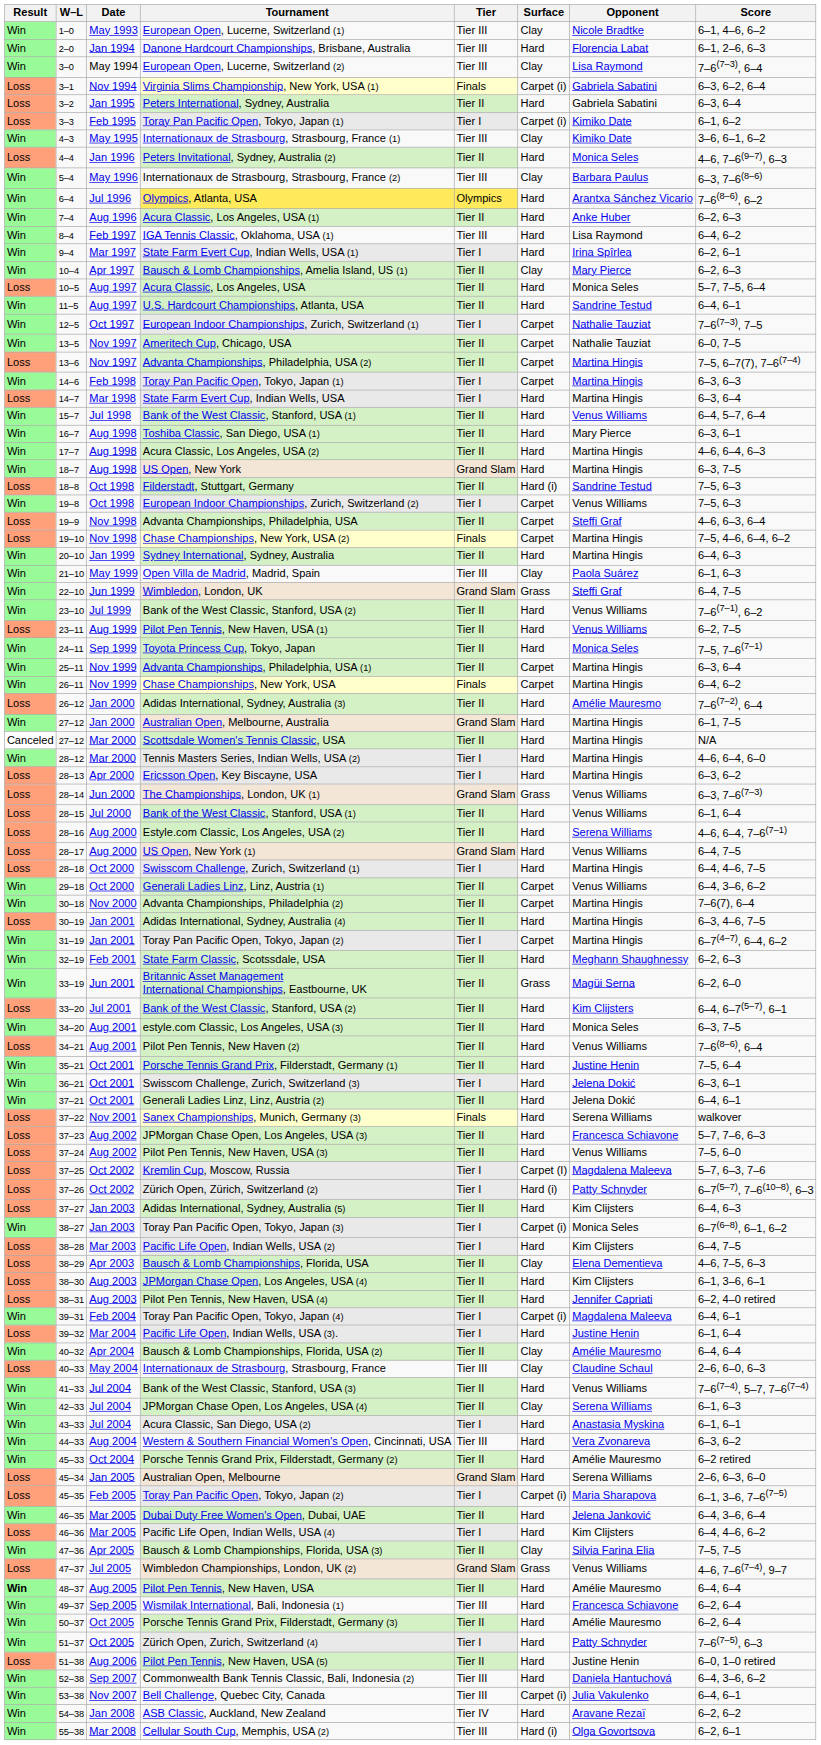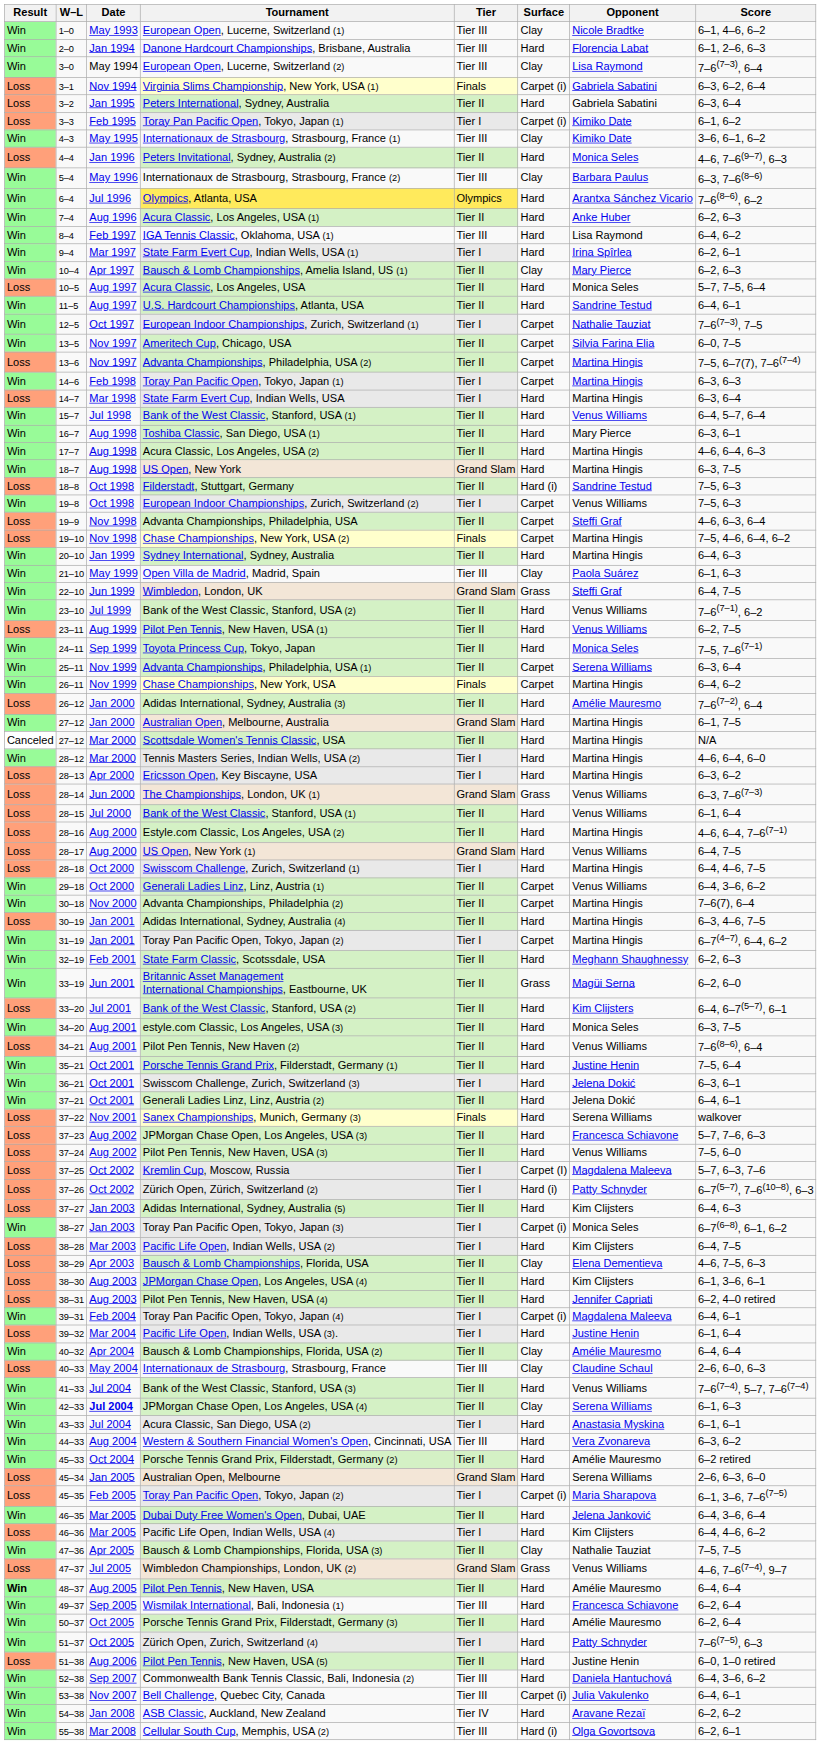(611, 343) Nathalie Tauziat -> (613, 343) Silvia Farina Elia
(607, 667) Martina Hingis -> (612, 667) Serena Williams
(612, 832) Serena Williams -> (607, 832) Martina Hingis
(110, 1407) normal -> (111, 1407) bold
(613, 1550) Silvia Farina Elia -> (611, 1550) Nathalie Tauziat
